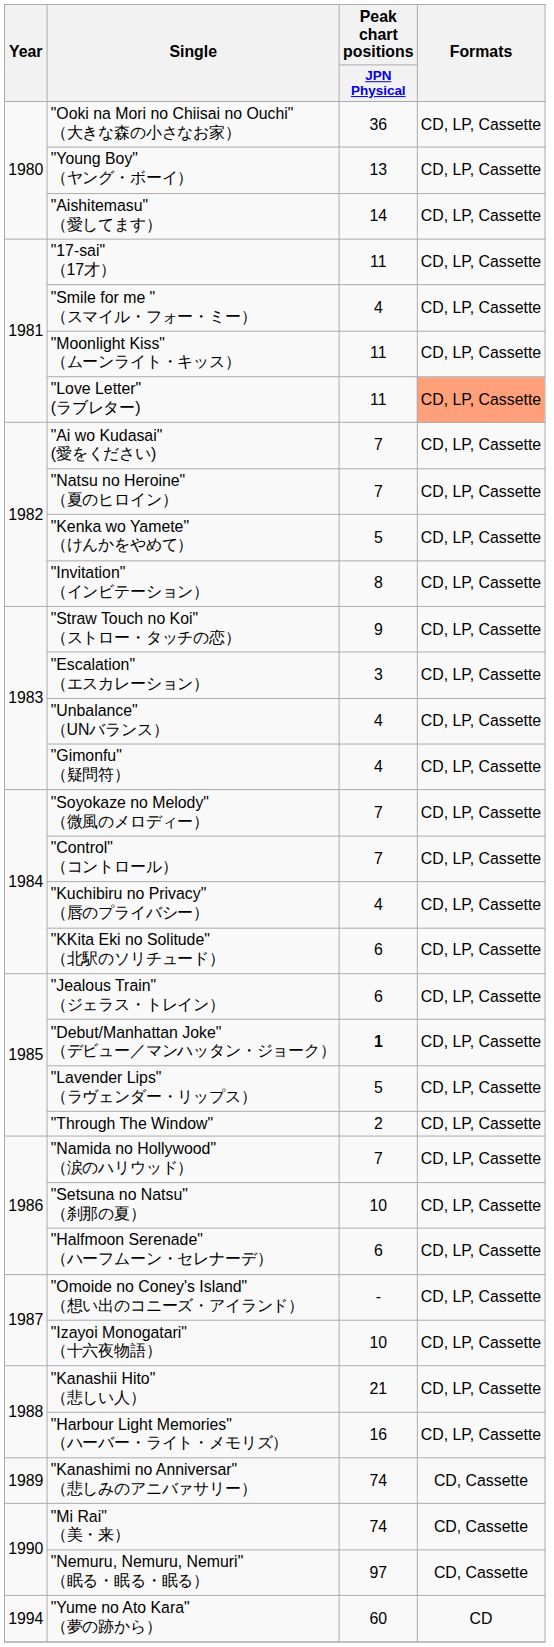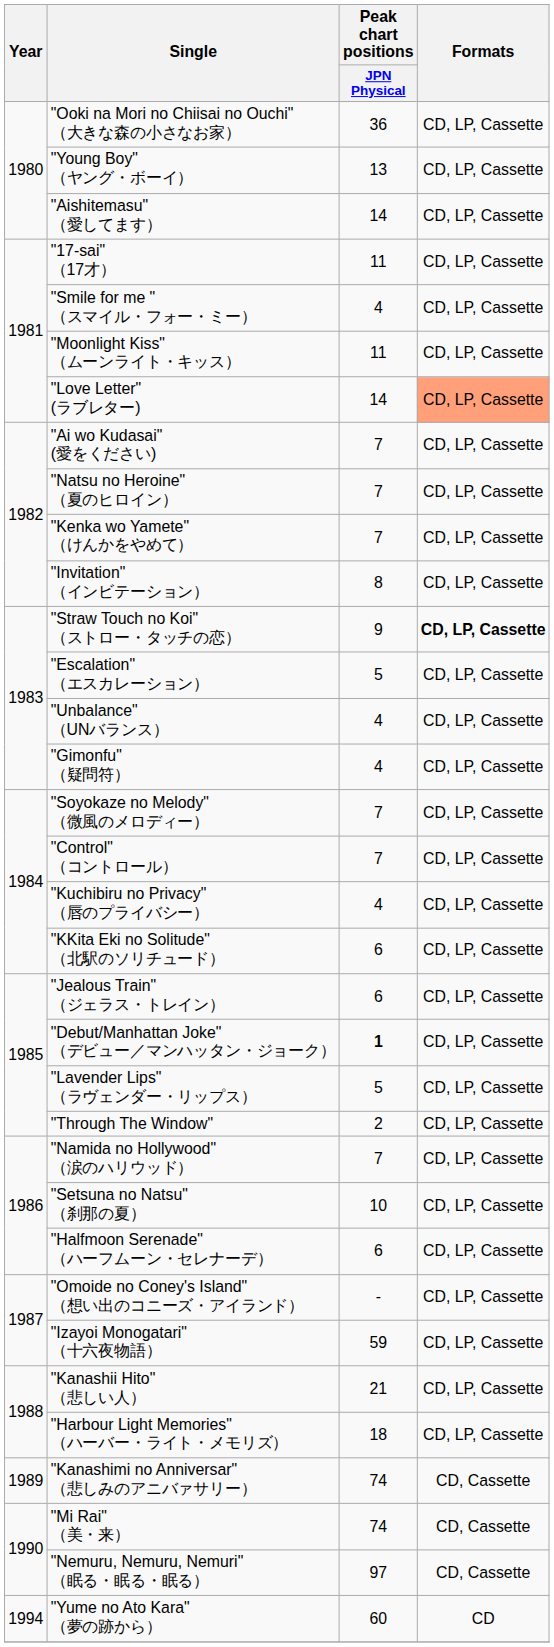(378, 399) 11 -> (378, 399) 14
(378, 537) 5 -> (378, 537) 7
(481, 629) normal -> (483, 629) bold
(378, 675) 3 -> (378, 675) 5
(378, 1343) 10 -> (378, 1343) 59
(378, 1434) 16 -> (378, 1434) 18
